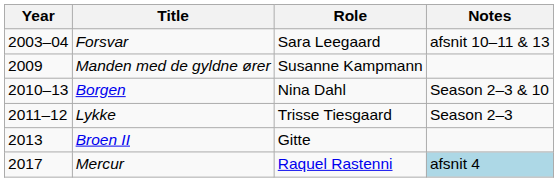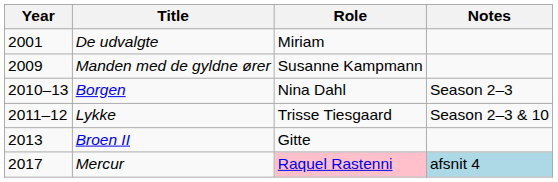+ row: (117, 41)
- row: (102, 41)
(489, 90) Season 2–3 & 10 -> (471, 90) Season 2–3
(471, 115) Season 2–3 -> (489, 115) Season 2–3 & 10
(335, 164) no background -> (335, 164) pink background
